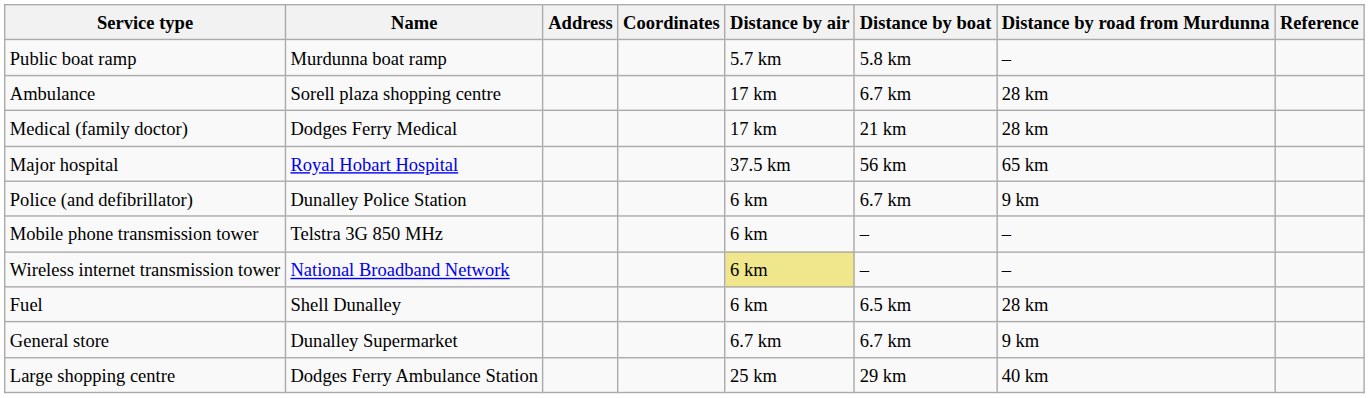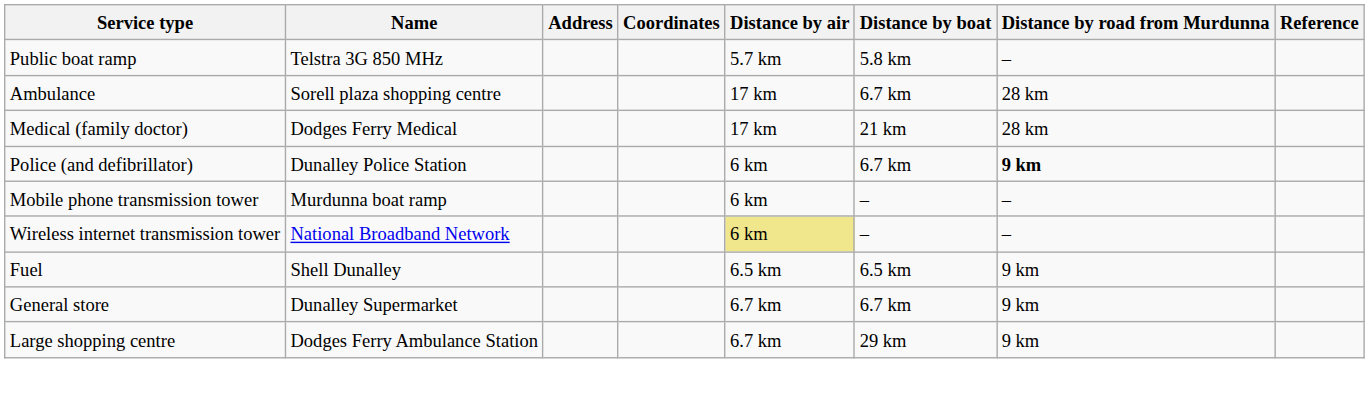(369, 58) Murdunna boat ramp -> (367, 58) Telstra 3G 850 MHz
- row: (64, 164)
(1020, 199) normal -> (1021, 163) bold
(367, 235) Telstra 3G 850 MHz -> (369, 199) Murdunna boat ramp
(749, 305) 6 km -> (756, 270) 6.5 km
(1025, 305) 28 km -> (1020, 270) 9 km
(753, 376) 25 km -> (756, 340) 6.7 km
(1025, 376) 40 km -> (1020, 340) 9 km
